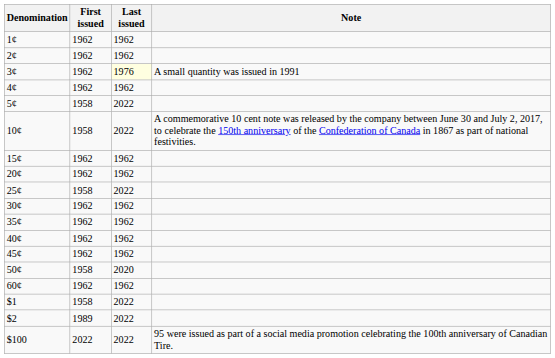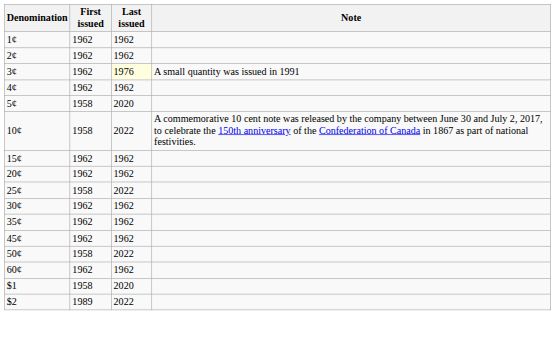(124, 103) 2022 -> (124, 103) 2020
- row: (14, 238)
(124, 270) 2020 -> (124, 254) 2022
(124, 302) 2022 -> (124, 286) 2020
- row: (17, 339)
